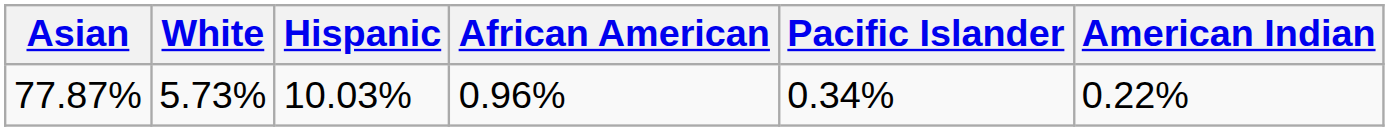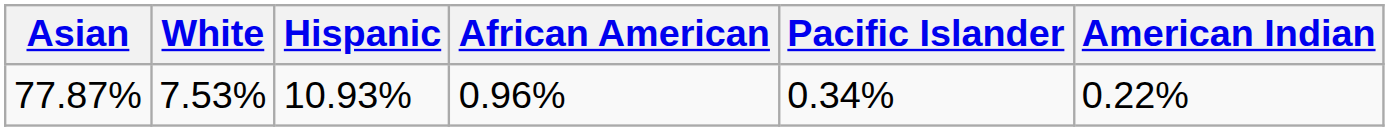(213, 94) 5.73% -> (213, 94) 7.53%
(348, 94) 10.03% -> (348, 94) 10.93%
